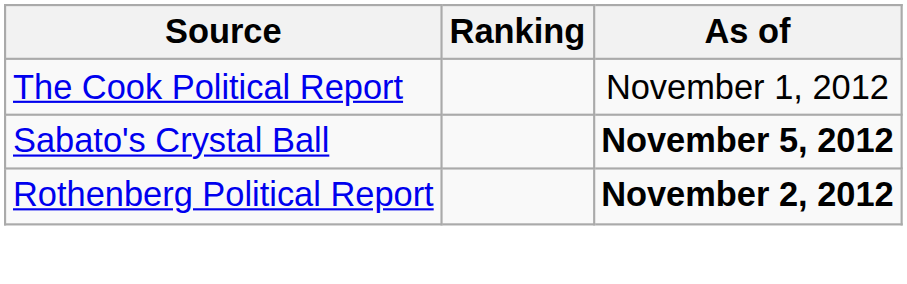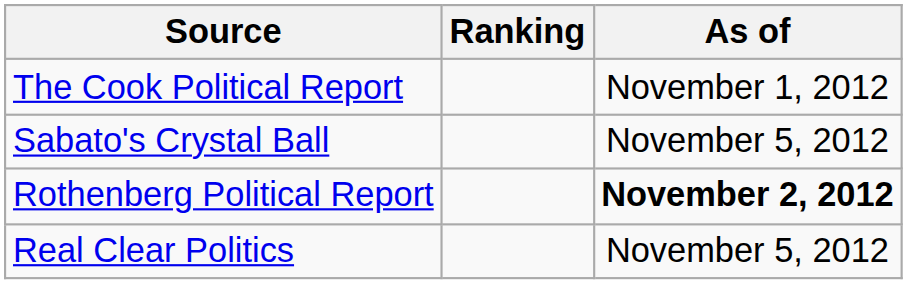(747, 140) bold -> (747, 140) normal
+ row: (154, 250)
